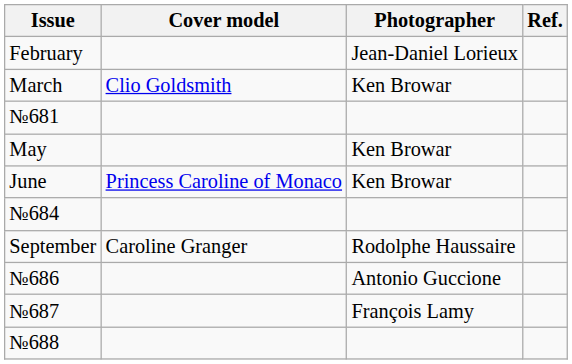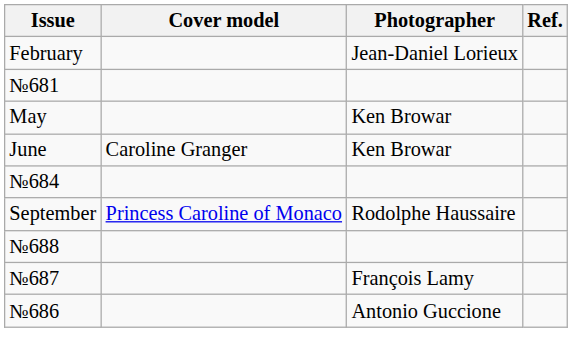- row: (36, 85)
(224, 181) Princess Caroline of Monaco -> (176, 149) Caroline Granger
(176, 246) Caroline Granger -> (224, 213) Princess Caroline of Monaco
rows swapped: (34, 278) <-> (34, 342)
